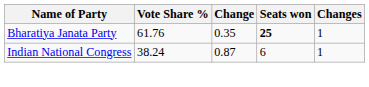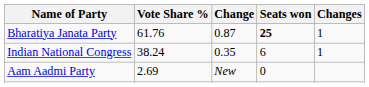(225, 33) 0.35 -> (225, 33) 0.87
(225, 52) 0.87 -> (225, 52) 0.35
+ row: (51, 71)
